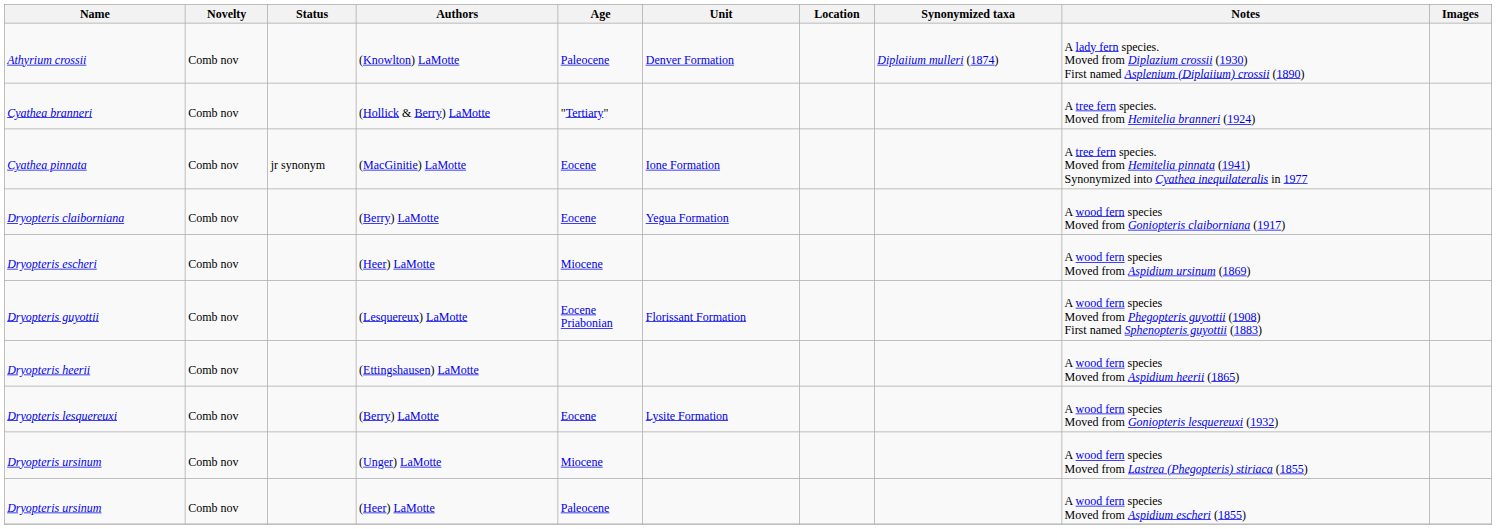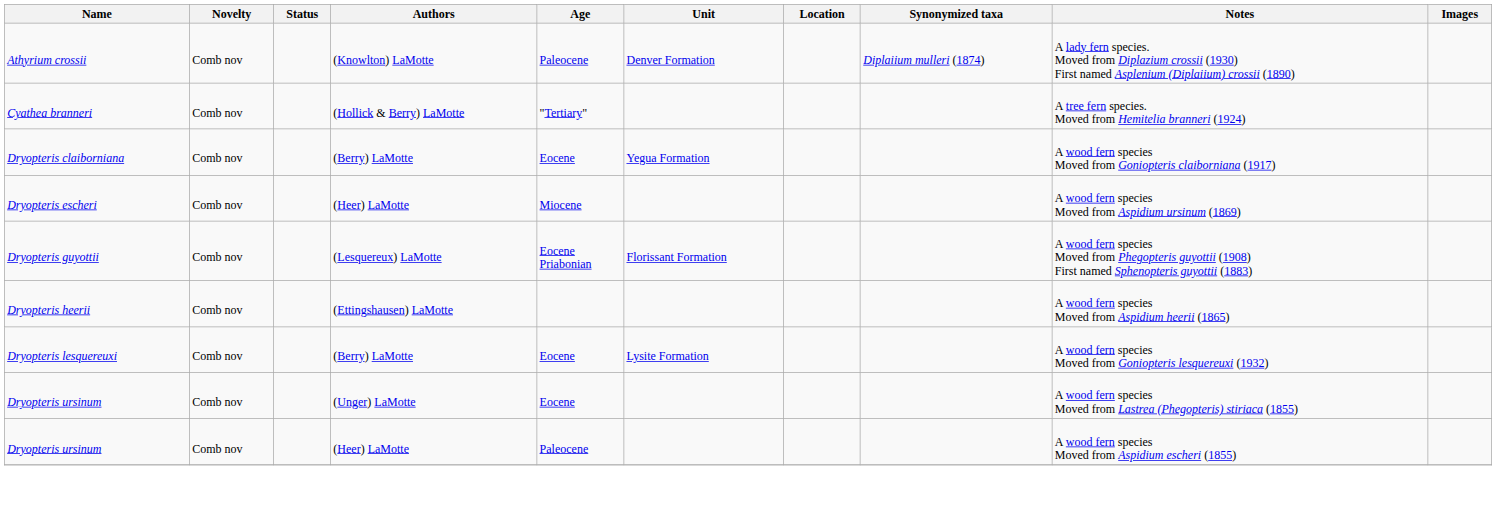- row: (47, 165)
(582, 462) Miocene -> (557, 402) Eocene
